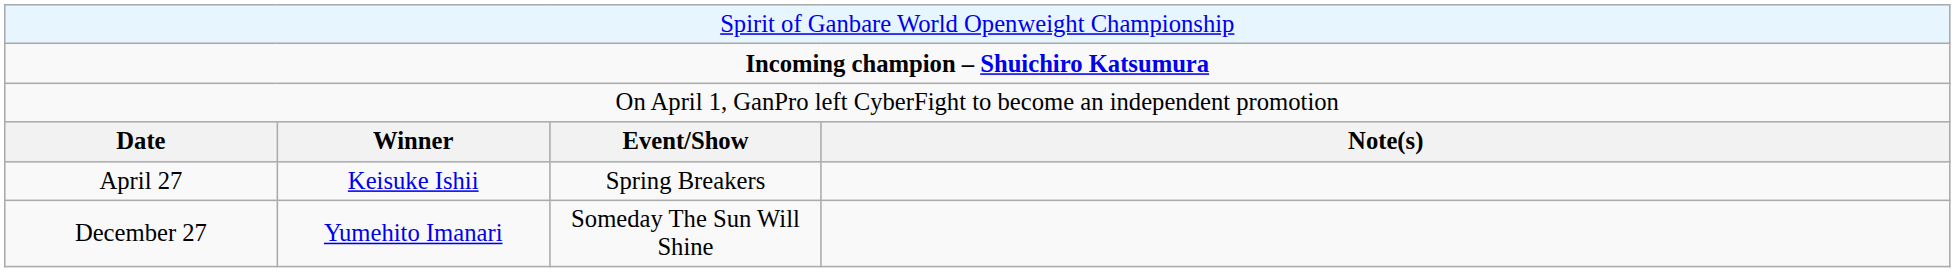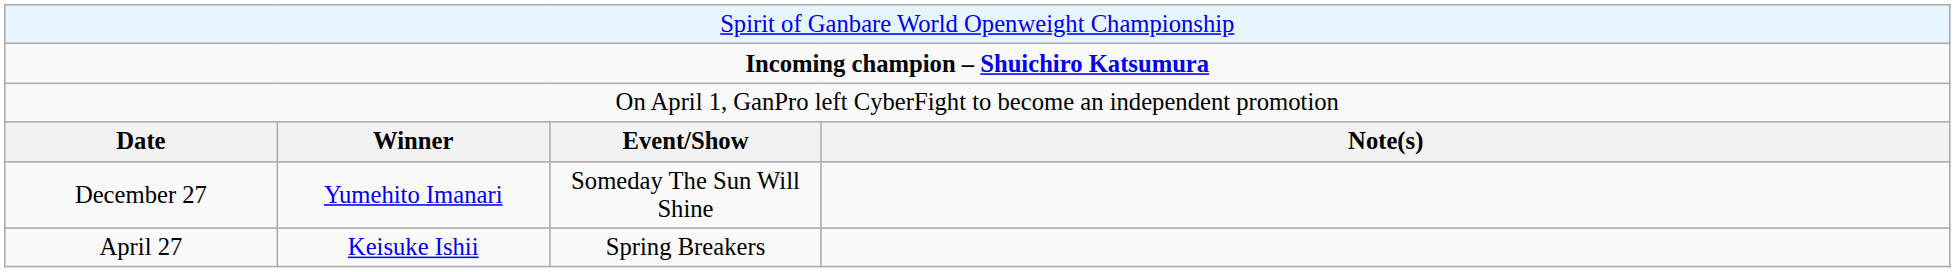rows swapped: (141, 180) <-> (141, 233)
